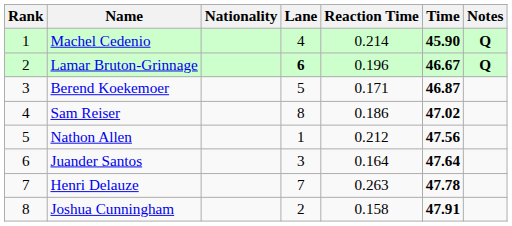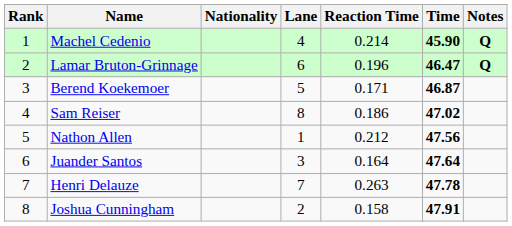(301, 64) bold -> (301, 64) normal
(443, 64) 46.67 -> (443, 64) 46.47
